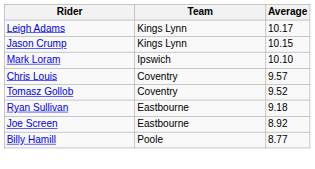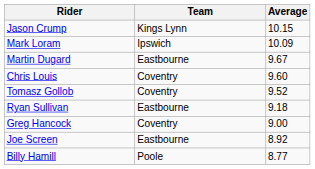- row: (36, 28)
(281, 60) 10.10 -> (281, 44) 10.09
+ row: (39, 60)
(278, 76) 9.57 -> (278, 76) 9.60
+ row: (39, 124)
